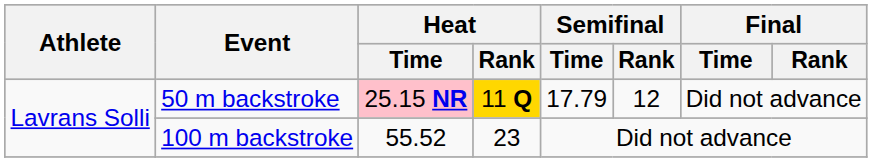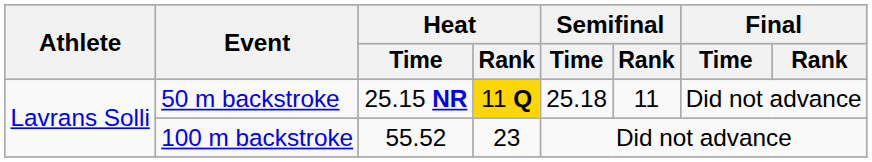(416, 99) pink background -> (416, 99) no background
(577, 99) 17.79 -> (577, 99) 25.18
(646, 99) 12 -> (646, 99) 11
